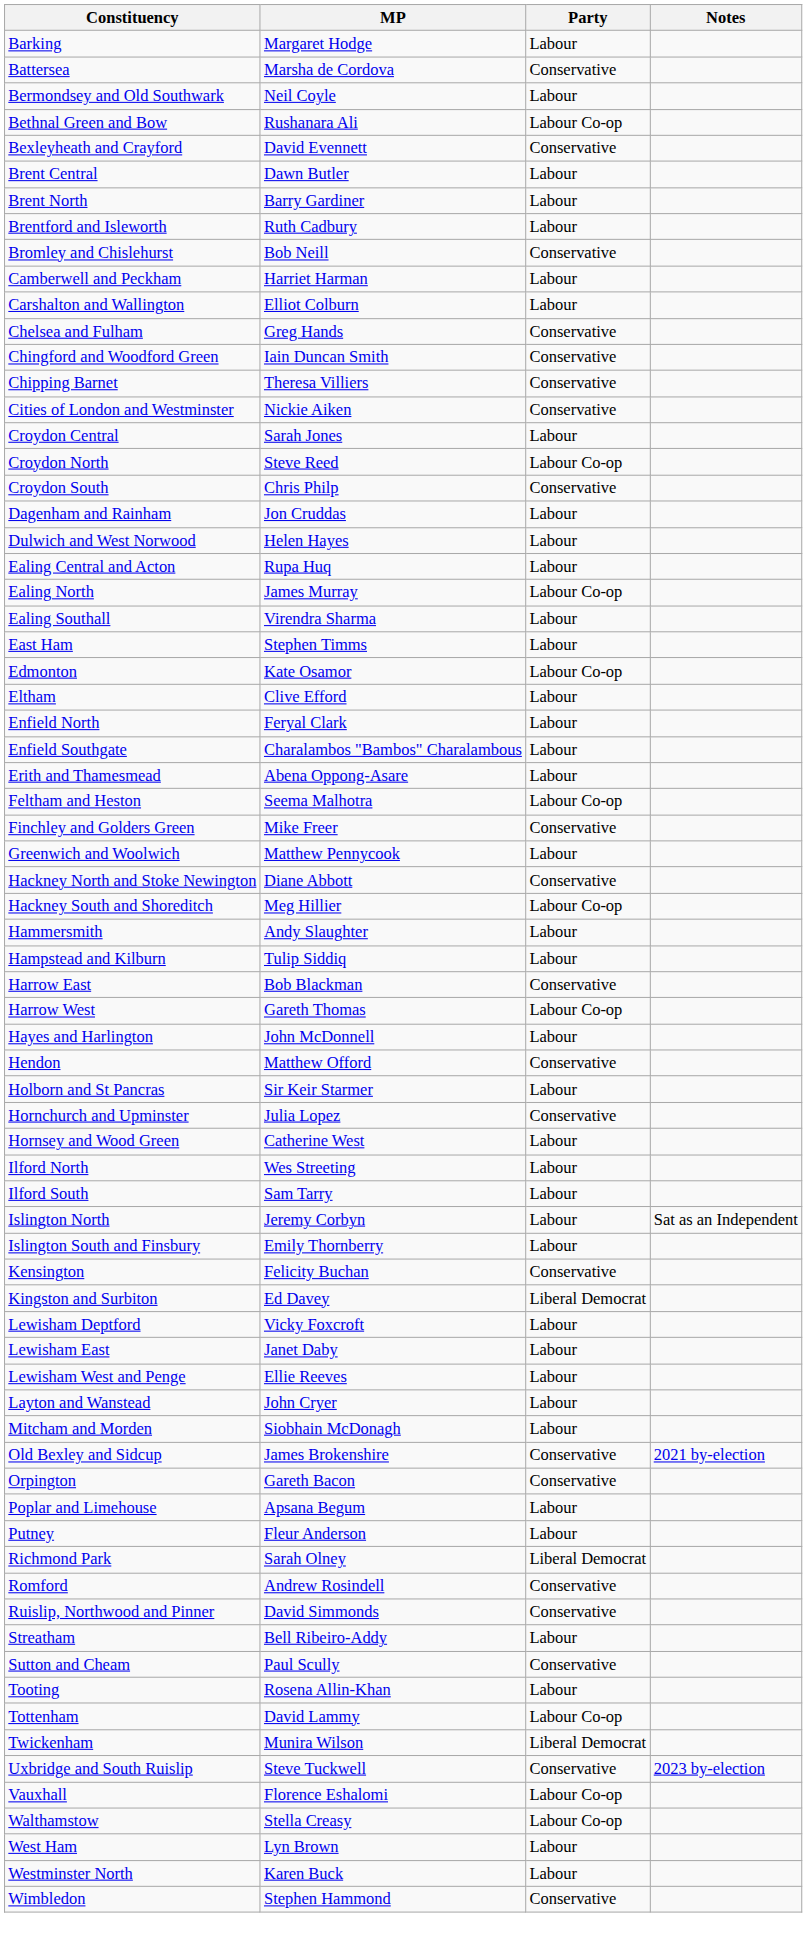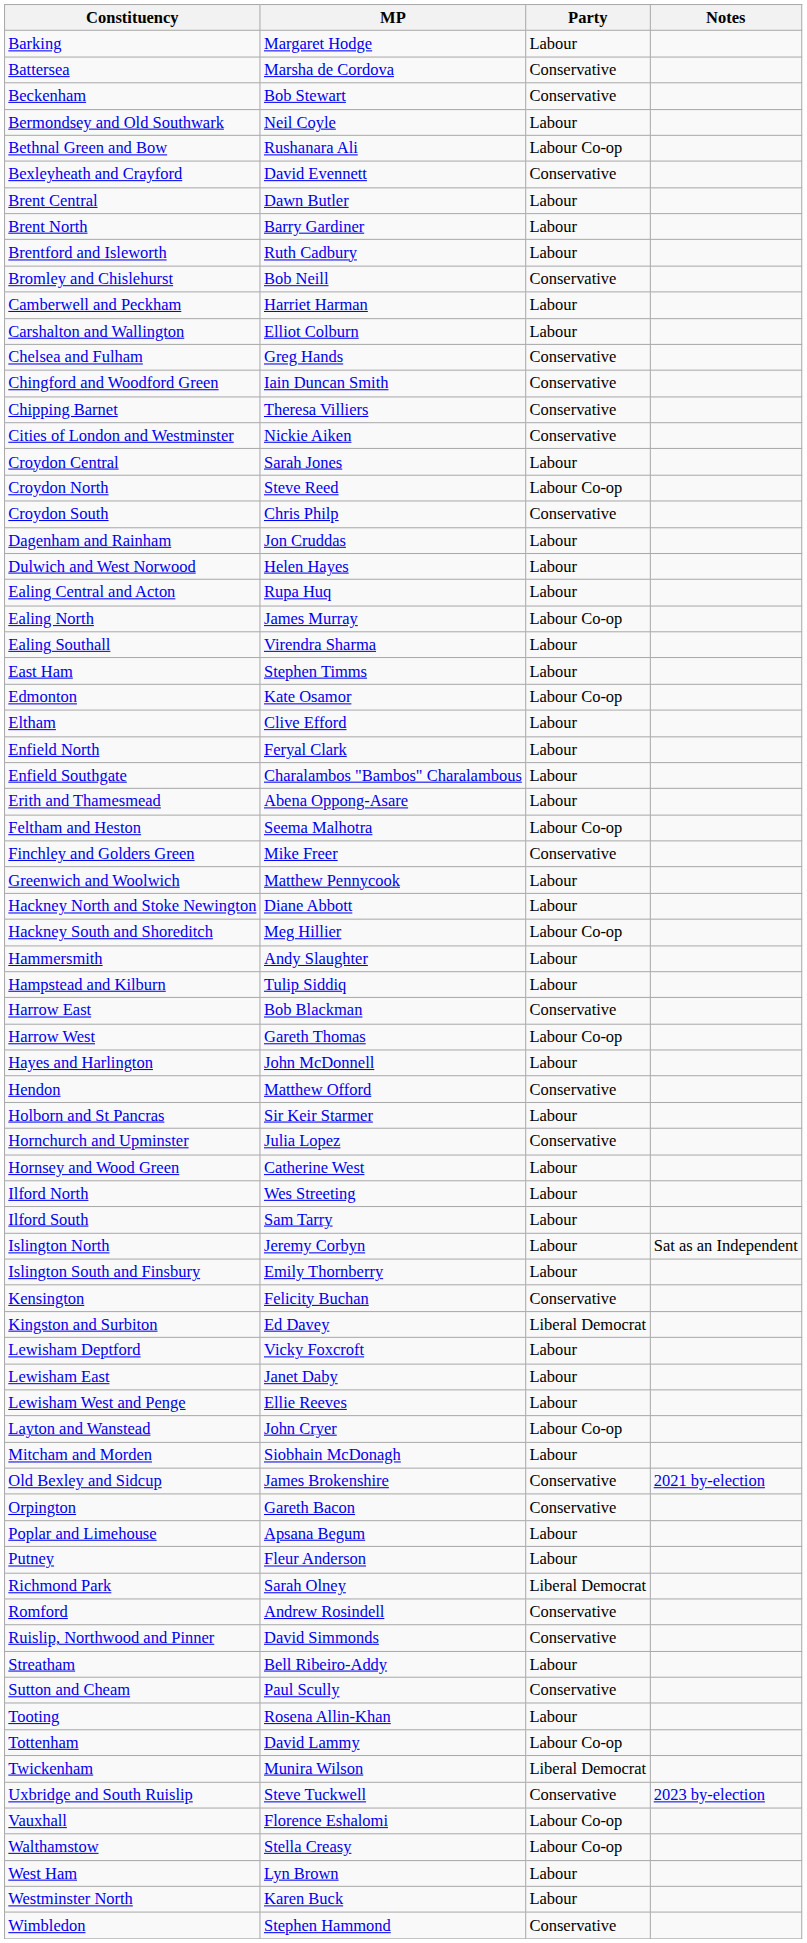+ row: (47, 95)
(573, 880) Conservative -> (553, 906) Labour
(553, 1402) Labour -> (576, 1428) Labour Co-op
